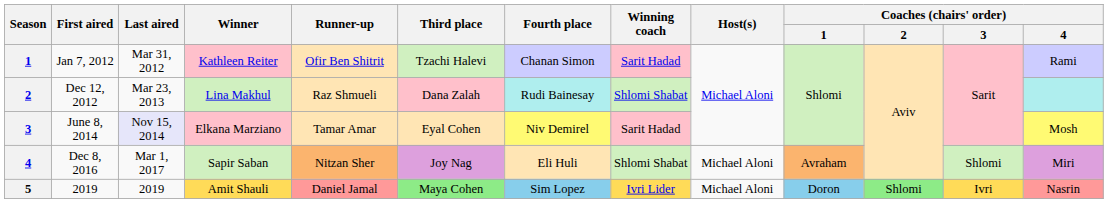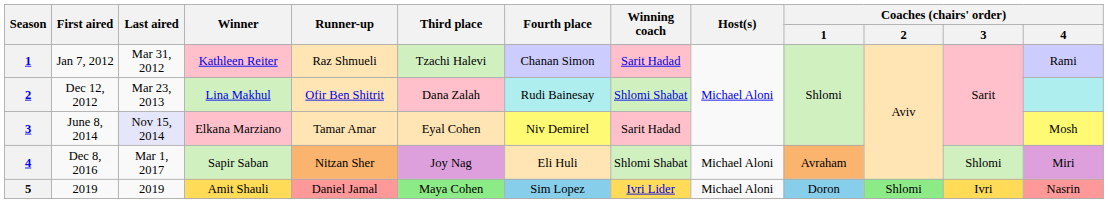(345, 61) Ofir Ben Shitrit -> (345, 61) Raz Shmueli
(345, 95) Raz Shmueli -> (345, 95) Ofir Ben Shitrit
